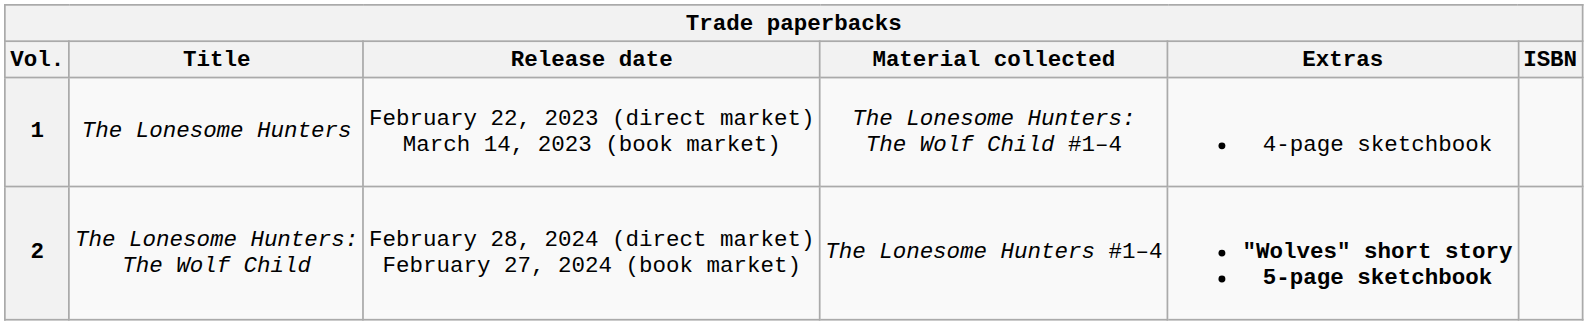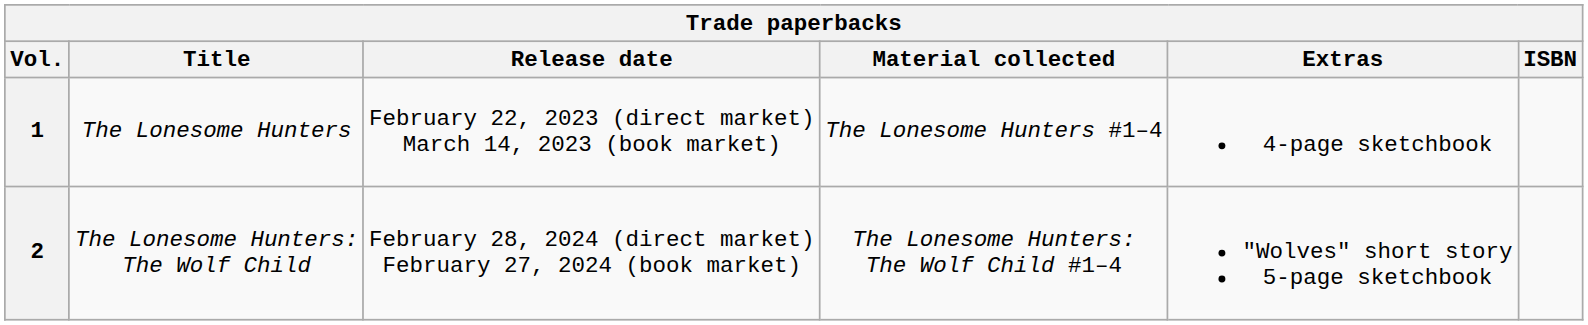(994, 132) The Lonesome Hunters: The Wolf Child #1–4 -> (994, 132) The Lonesome Hunters #1–4
(994, 253) The Lonesome Hunters #1–4 -> (994, 253) The Lonesome Hunters: The Wolf Child #1–4
(1343, 266) bold -> (1343, 266) normal
